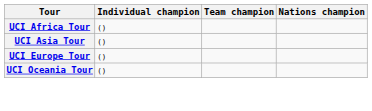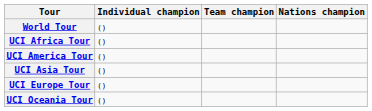+ row: (50, 26)
+ row: (50, 56)
